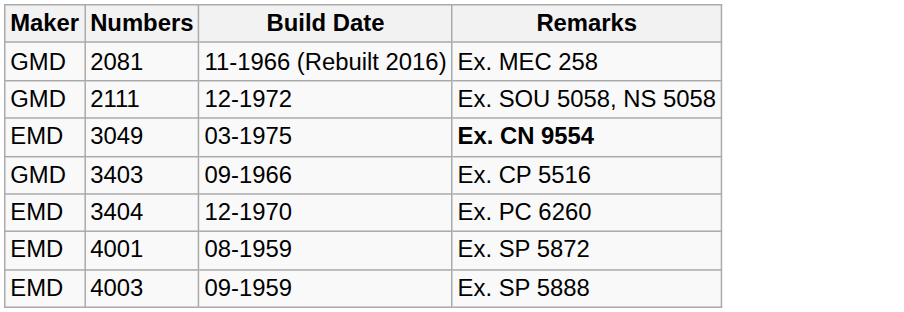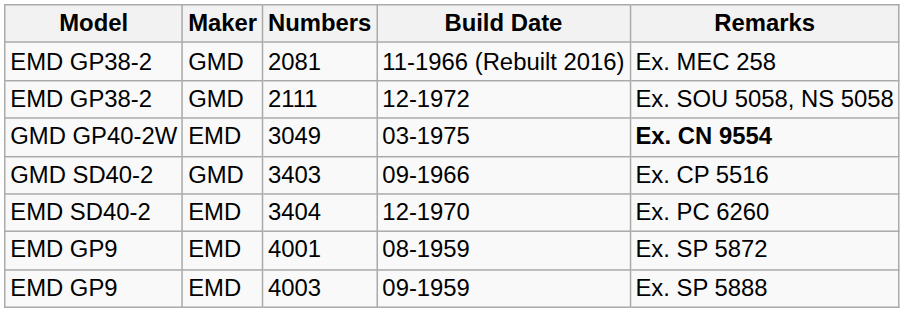+ column: (94, 23)
